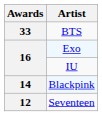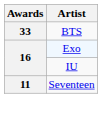- row: (72, 84)
(25, 102) 12 -> (25, 84) 11
